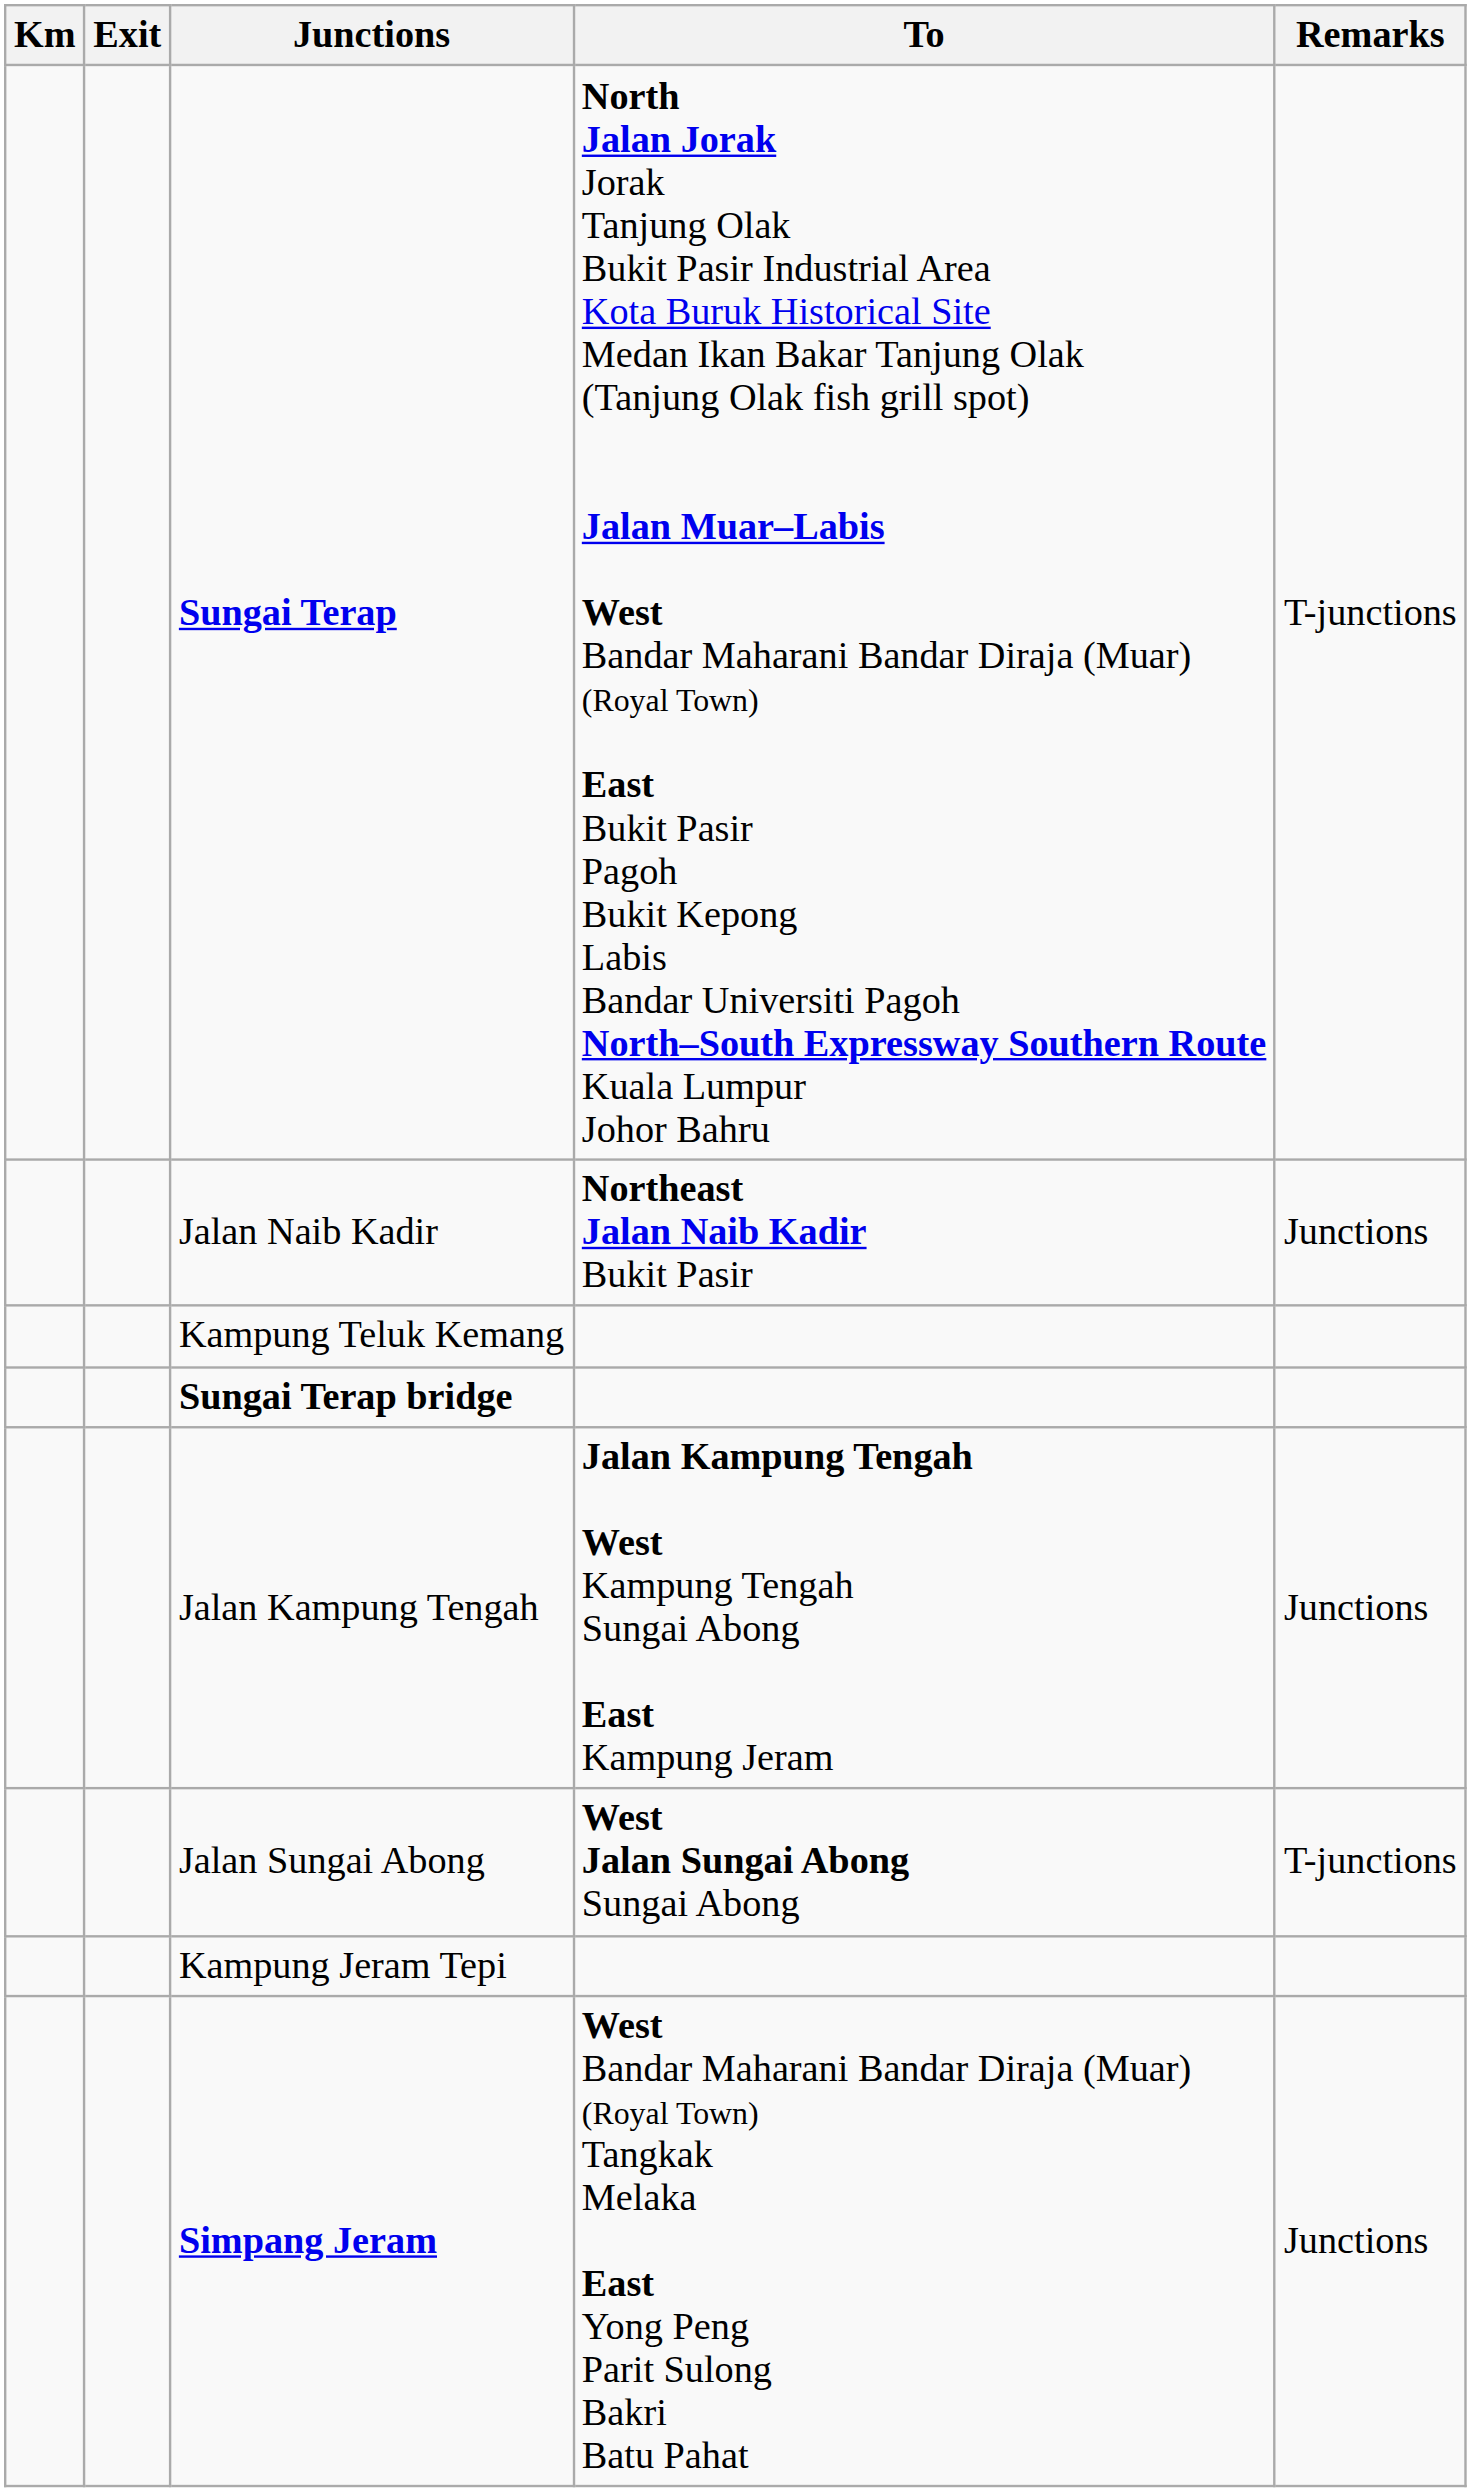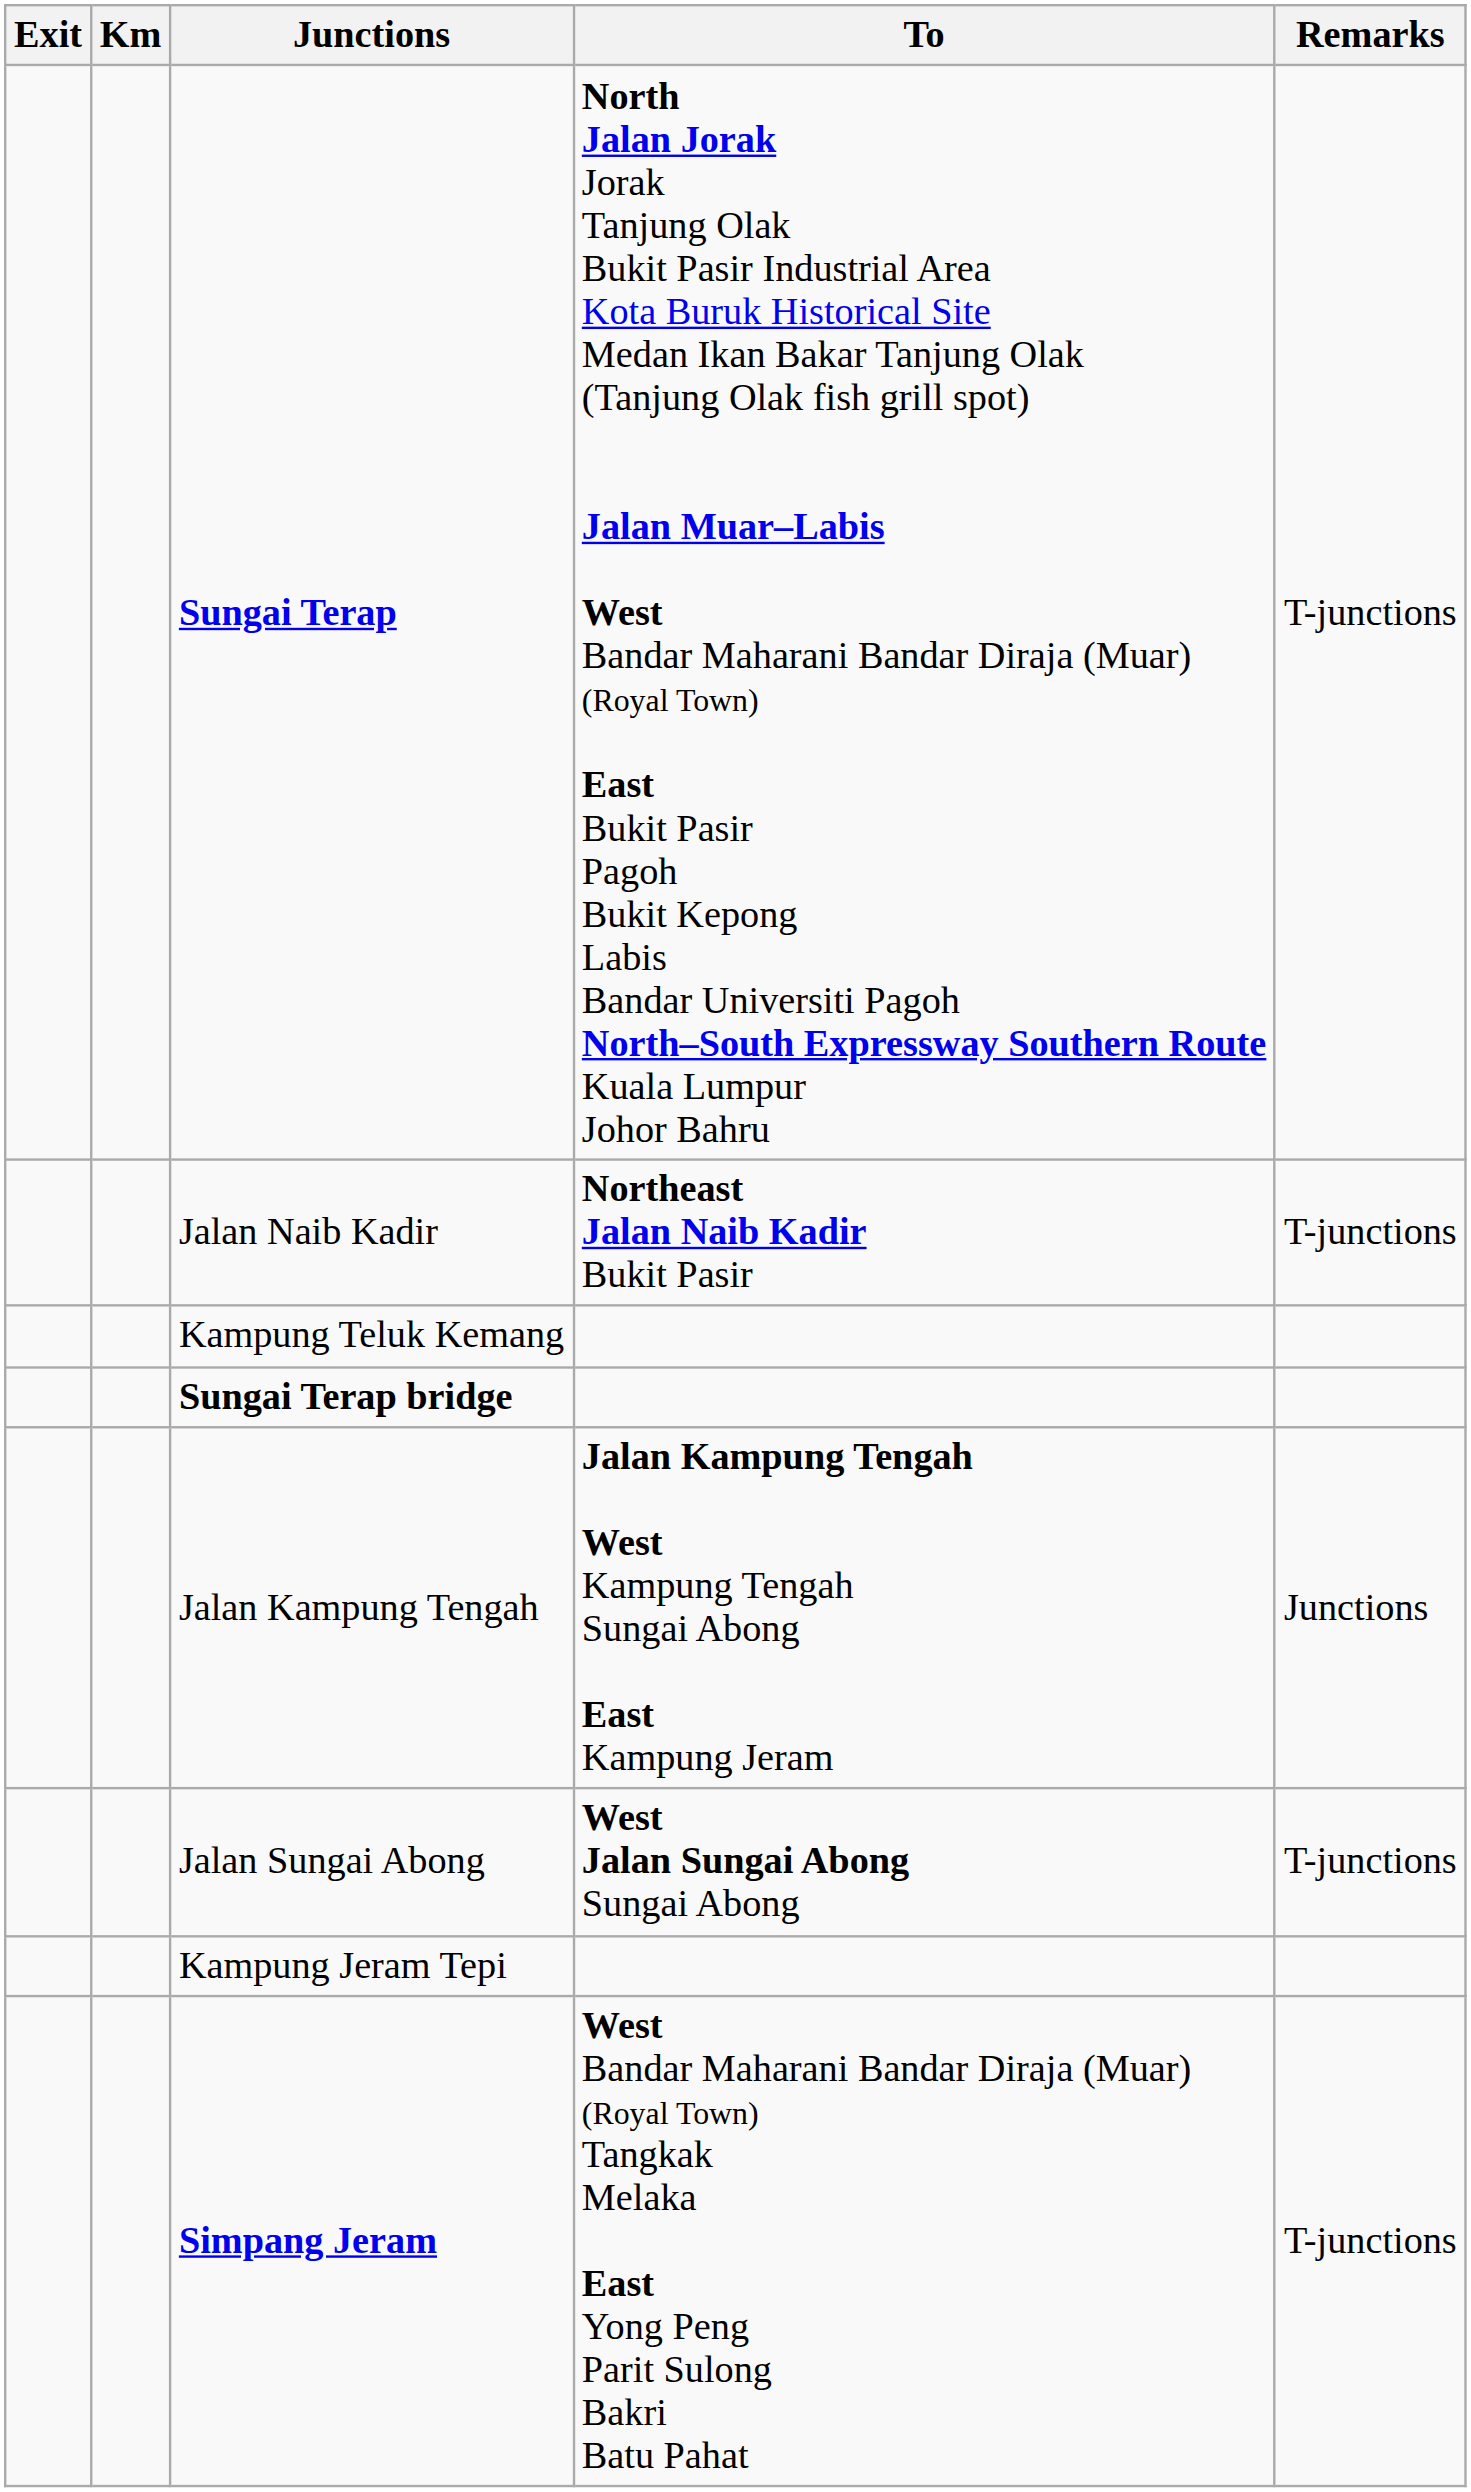columns swapped: (45, 34) <-> (127, 34)
(1356, 1231) Junctions -> (1370, 1231) T-junctions
(1356, 2240) Junctions -> (1370, 2240) T-junctions
